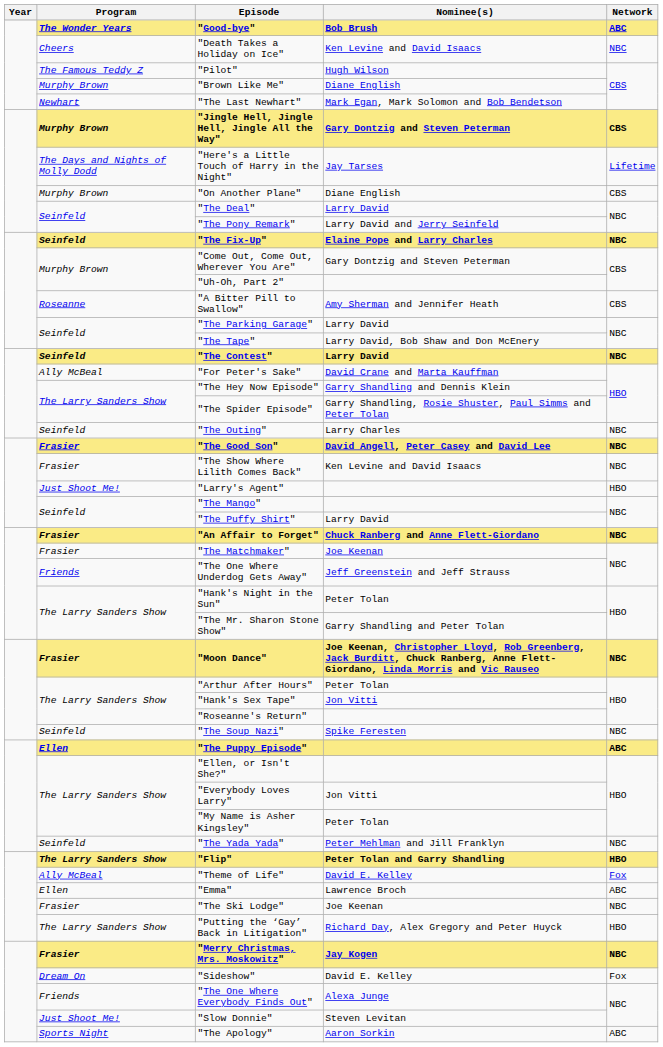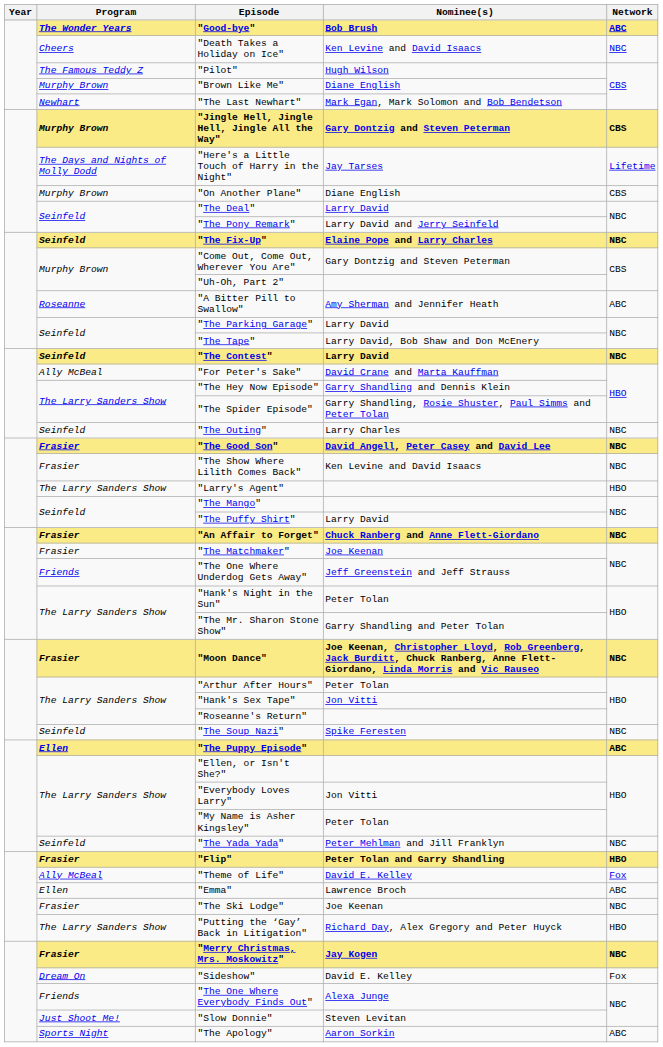(618, 304) CBS -> (618, 304) ABC
(80, 488) Just Shoot Me! -> (103, 488) The Larry Sanders Show
(103, 859) The Larry Sanders Show -> (59, 859) Frasier
